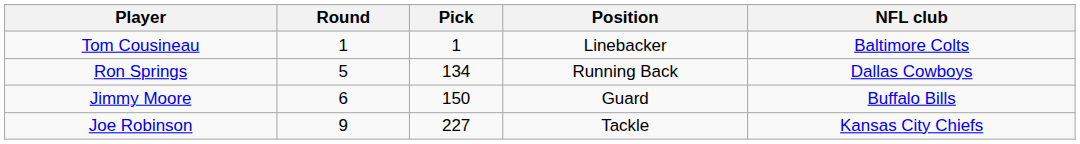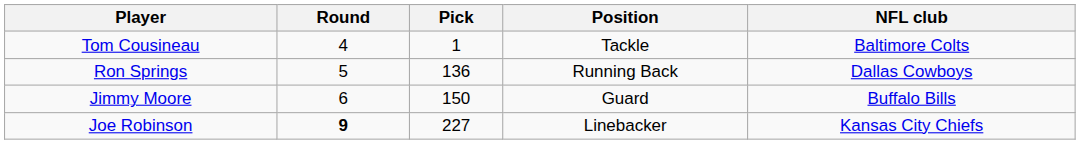(343, 44) 1 -> (343, 44) 4
(625, 44) Linebacker -> (625, 44) Tackle
(456, 71) 134 -> (456, 71) 136
(343, 125) normal -> (343, 125) bold
(625, 125) Tackle -> (625, 125) Linebacker
